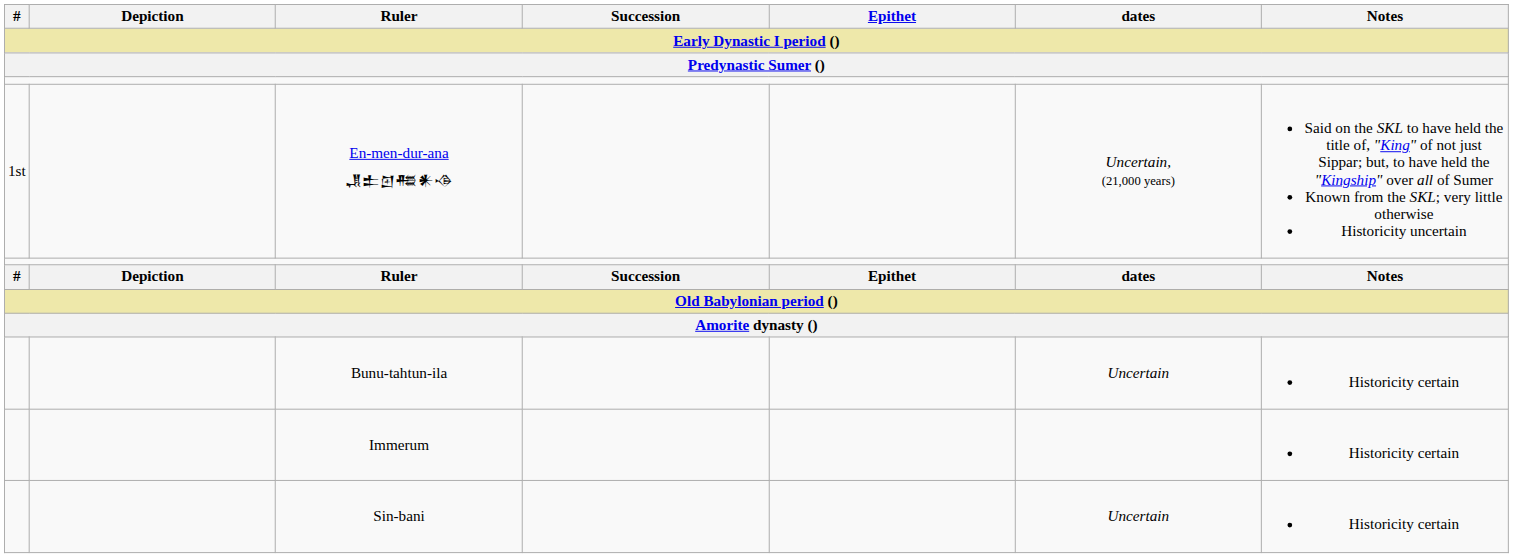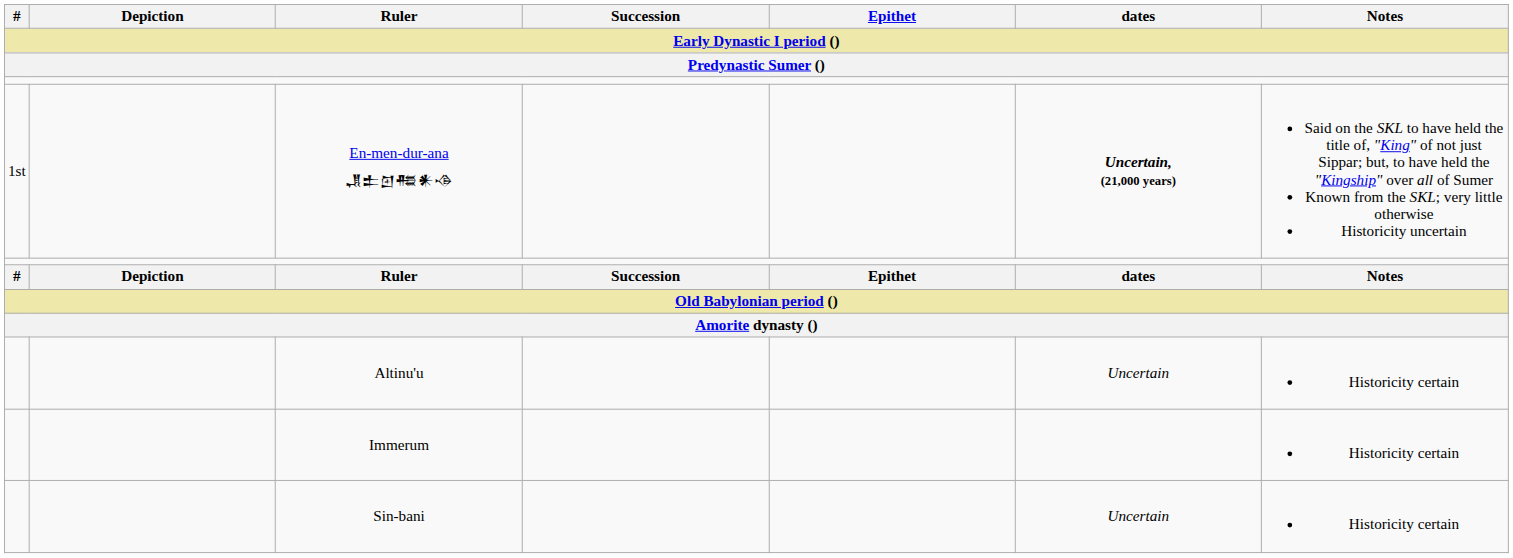(1138, 170) normal -> (1138, 170) bold
+ row: (17, 373)
- row: (17, 373)
